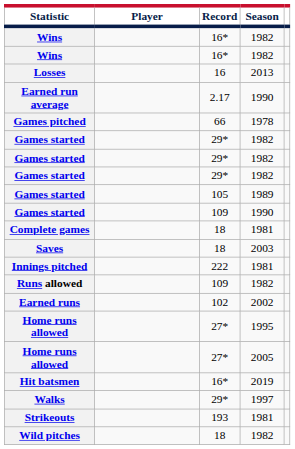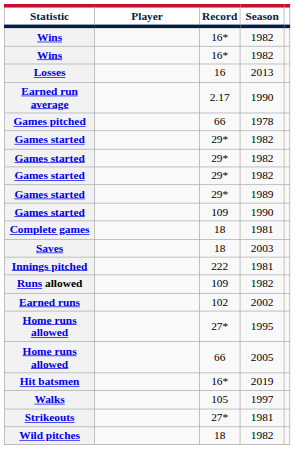(220, 194) 105 -> (220, 194) 29*
(220, 357) 27* -> (220, 357) 66
(220, 399) 29* -> (220, 399) 105
(220, 417) 193 -> (220, 417) 27*
